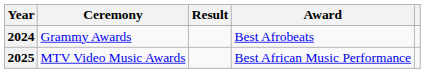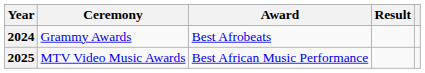columns swapped: (323, 15) <-> (210, 15)
